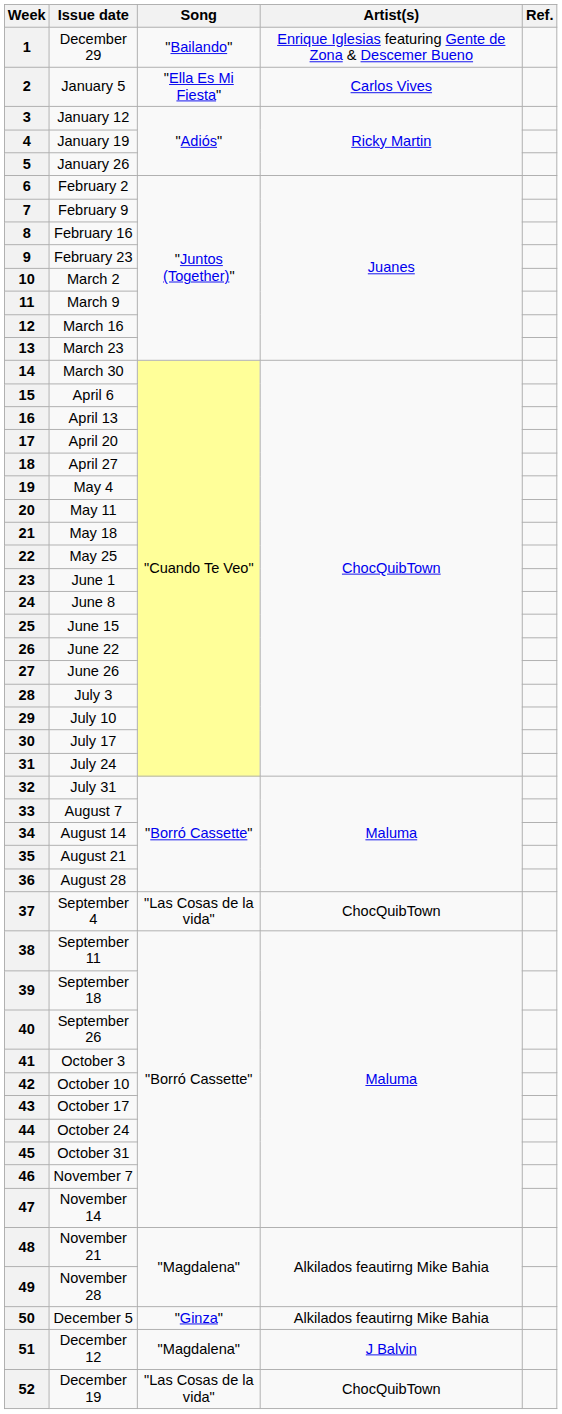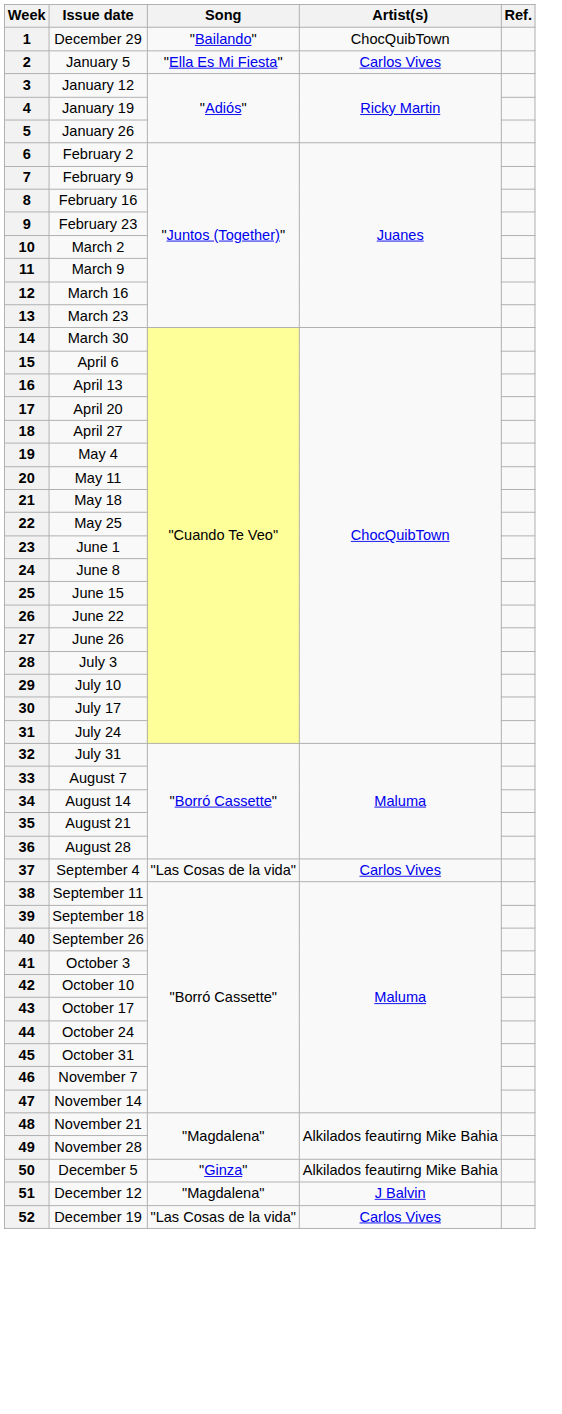(391, 47) Enrique Iglesias featuring Gente de Zona & Descemer Bueno -> (400, 39) ChocQuibTown
(391, 911) ChocQuibTown -> (400, 870) Carlos Vives
(391, 1388) ChocQuibTown -> (400, 1216) Carlos Vives
